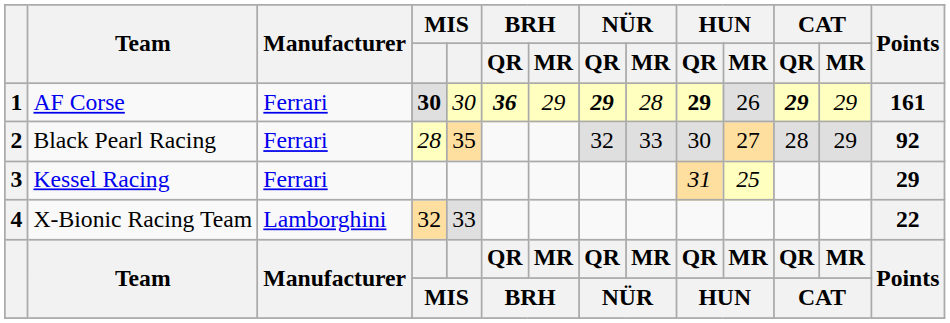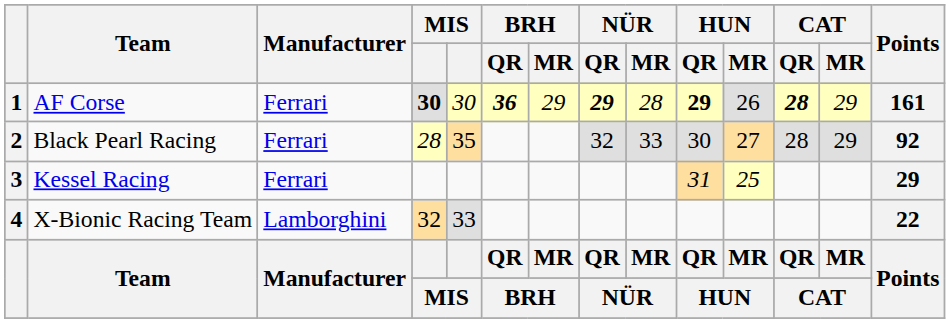(797, 101) 29 -> (797, 101) 28
